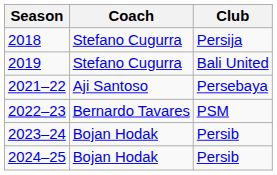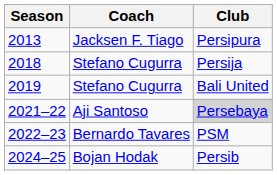+ row: (24, 39)
(232, 87) no background -> (232, 110) lightgrey background
- row: (37, 134)
